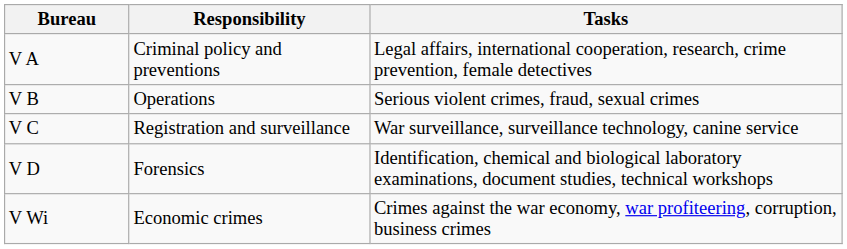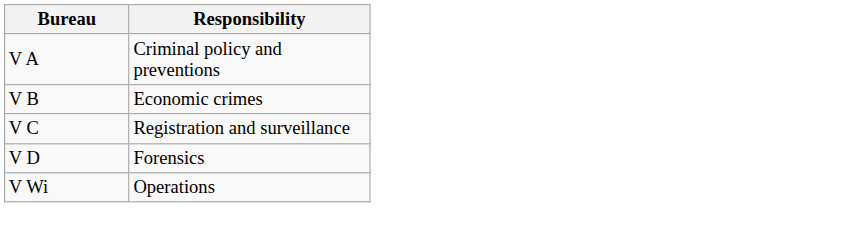- column: (606, 19)
(174, 98) Operations -> (198, 98) Economic crimes
(198, 218) Economic crimes -> (174, 187) Operations
